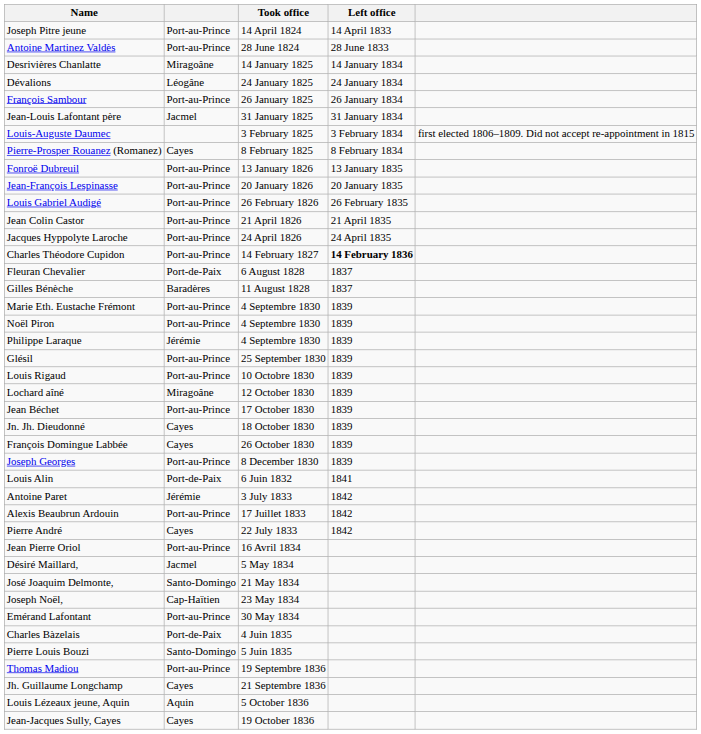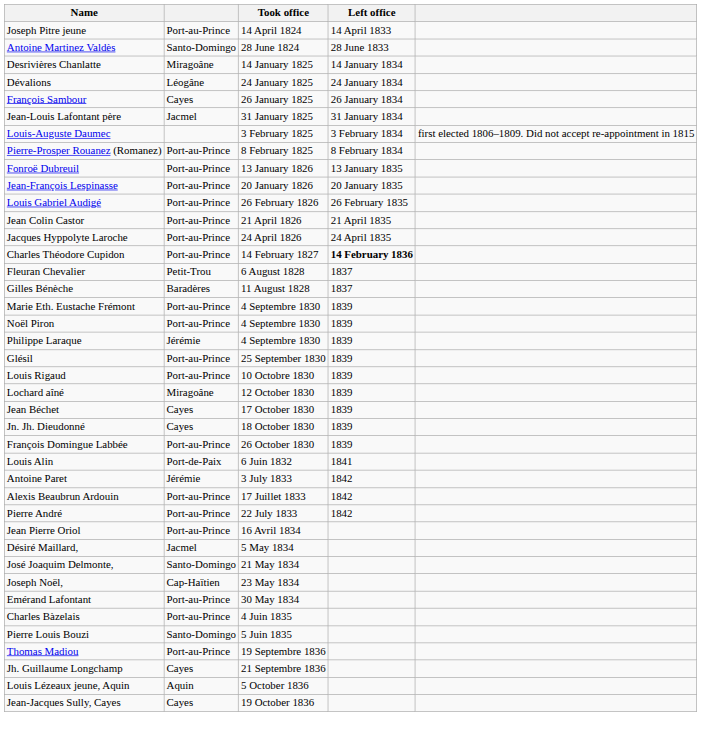(198, 47) Port-au-Prince -> (201, 47) Santo-Domingo
(198, 99) Port-au-Prince -> (180, 99) Cayes
(180, 151) Cayes -> (198, 151) Port-au-Prince
(194, 271) Port-de-Paix -> (189, 271) Petit-Trou
(198, 409) Port-au-Prince -> (180, 409) Cayes
(180, 444) Cayes -> (198, 444) Port-au-Prince
- row: (41, 461)
(180, 530) Cayes -> (198, 513) Port-au-Prince
(194, 634) Port-de-Paix -> (198, 617) Port-au-Prince
